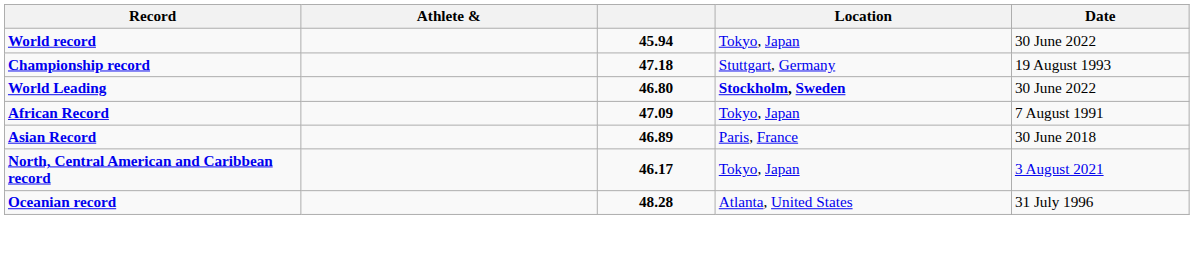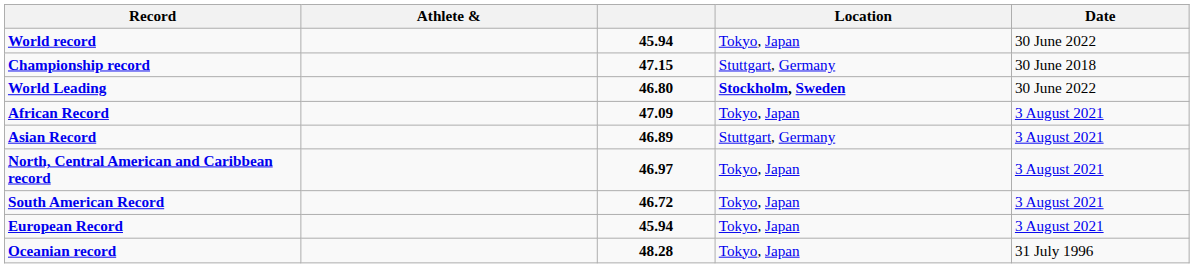(656, 64) 47.18 -> (656, 64) 47.15
(1063, 64) 19 August 1993 -> (1055, 64) 30 June 2018
(1059, 112) 7 August 1991 -> (1059, 112) 3 August 2021
(758, 137) Paris, France -> (777, 137) Stuttgart, Germany
(1055, 137) 30 June 2018 -> (1059, 137) 3 August 2021
(656, 169) 46.17 -> (656, 169) 46.97
+ row: (86, 202)
+ row: (65, 226)
(786, 202) Atlanta, United States -> (759, 250) Tokyo, Japan
